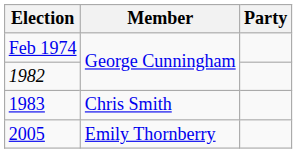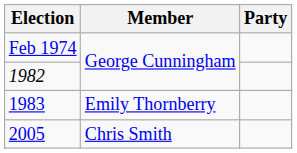(128, 104) Chris Smith -> (150, 104) Emily Thornberry
(150, 133) Emily Thornberry -> (128, 133) Chris Smith
